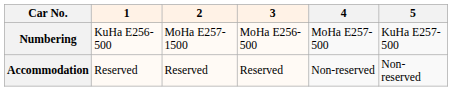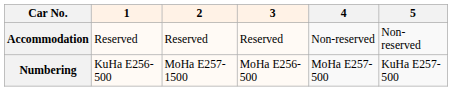rows swapped: (48, 38) <-> (48, 70)
